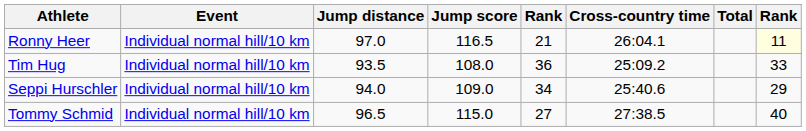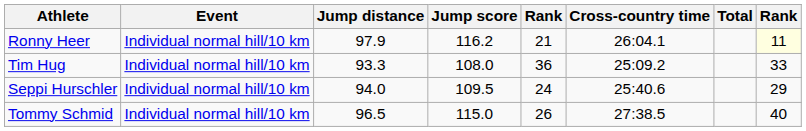(370, 41) 97.0 -> (370, 41) 97.9
(474, 41) 116.5 -> (474, 41) 116.2
(370, 65) 93.5 -> (370, 65) 93.3
(474, 89) 109.0 -> (474, 89) 109.5
(543, 89) 34 -> (543, 89) 24
(543, 114) 27 -> (543, 114) 26
